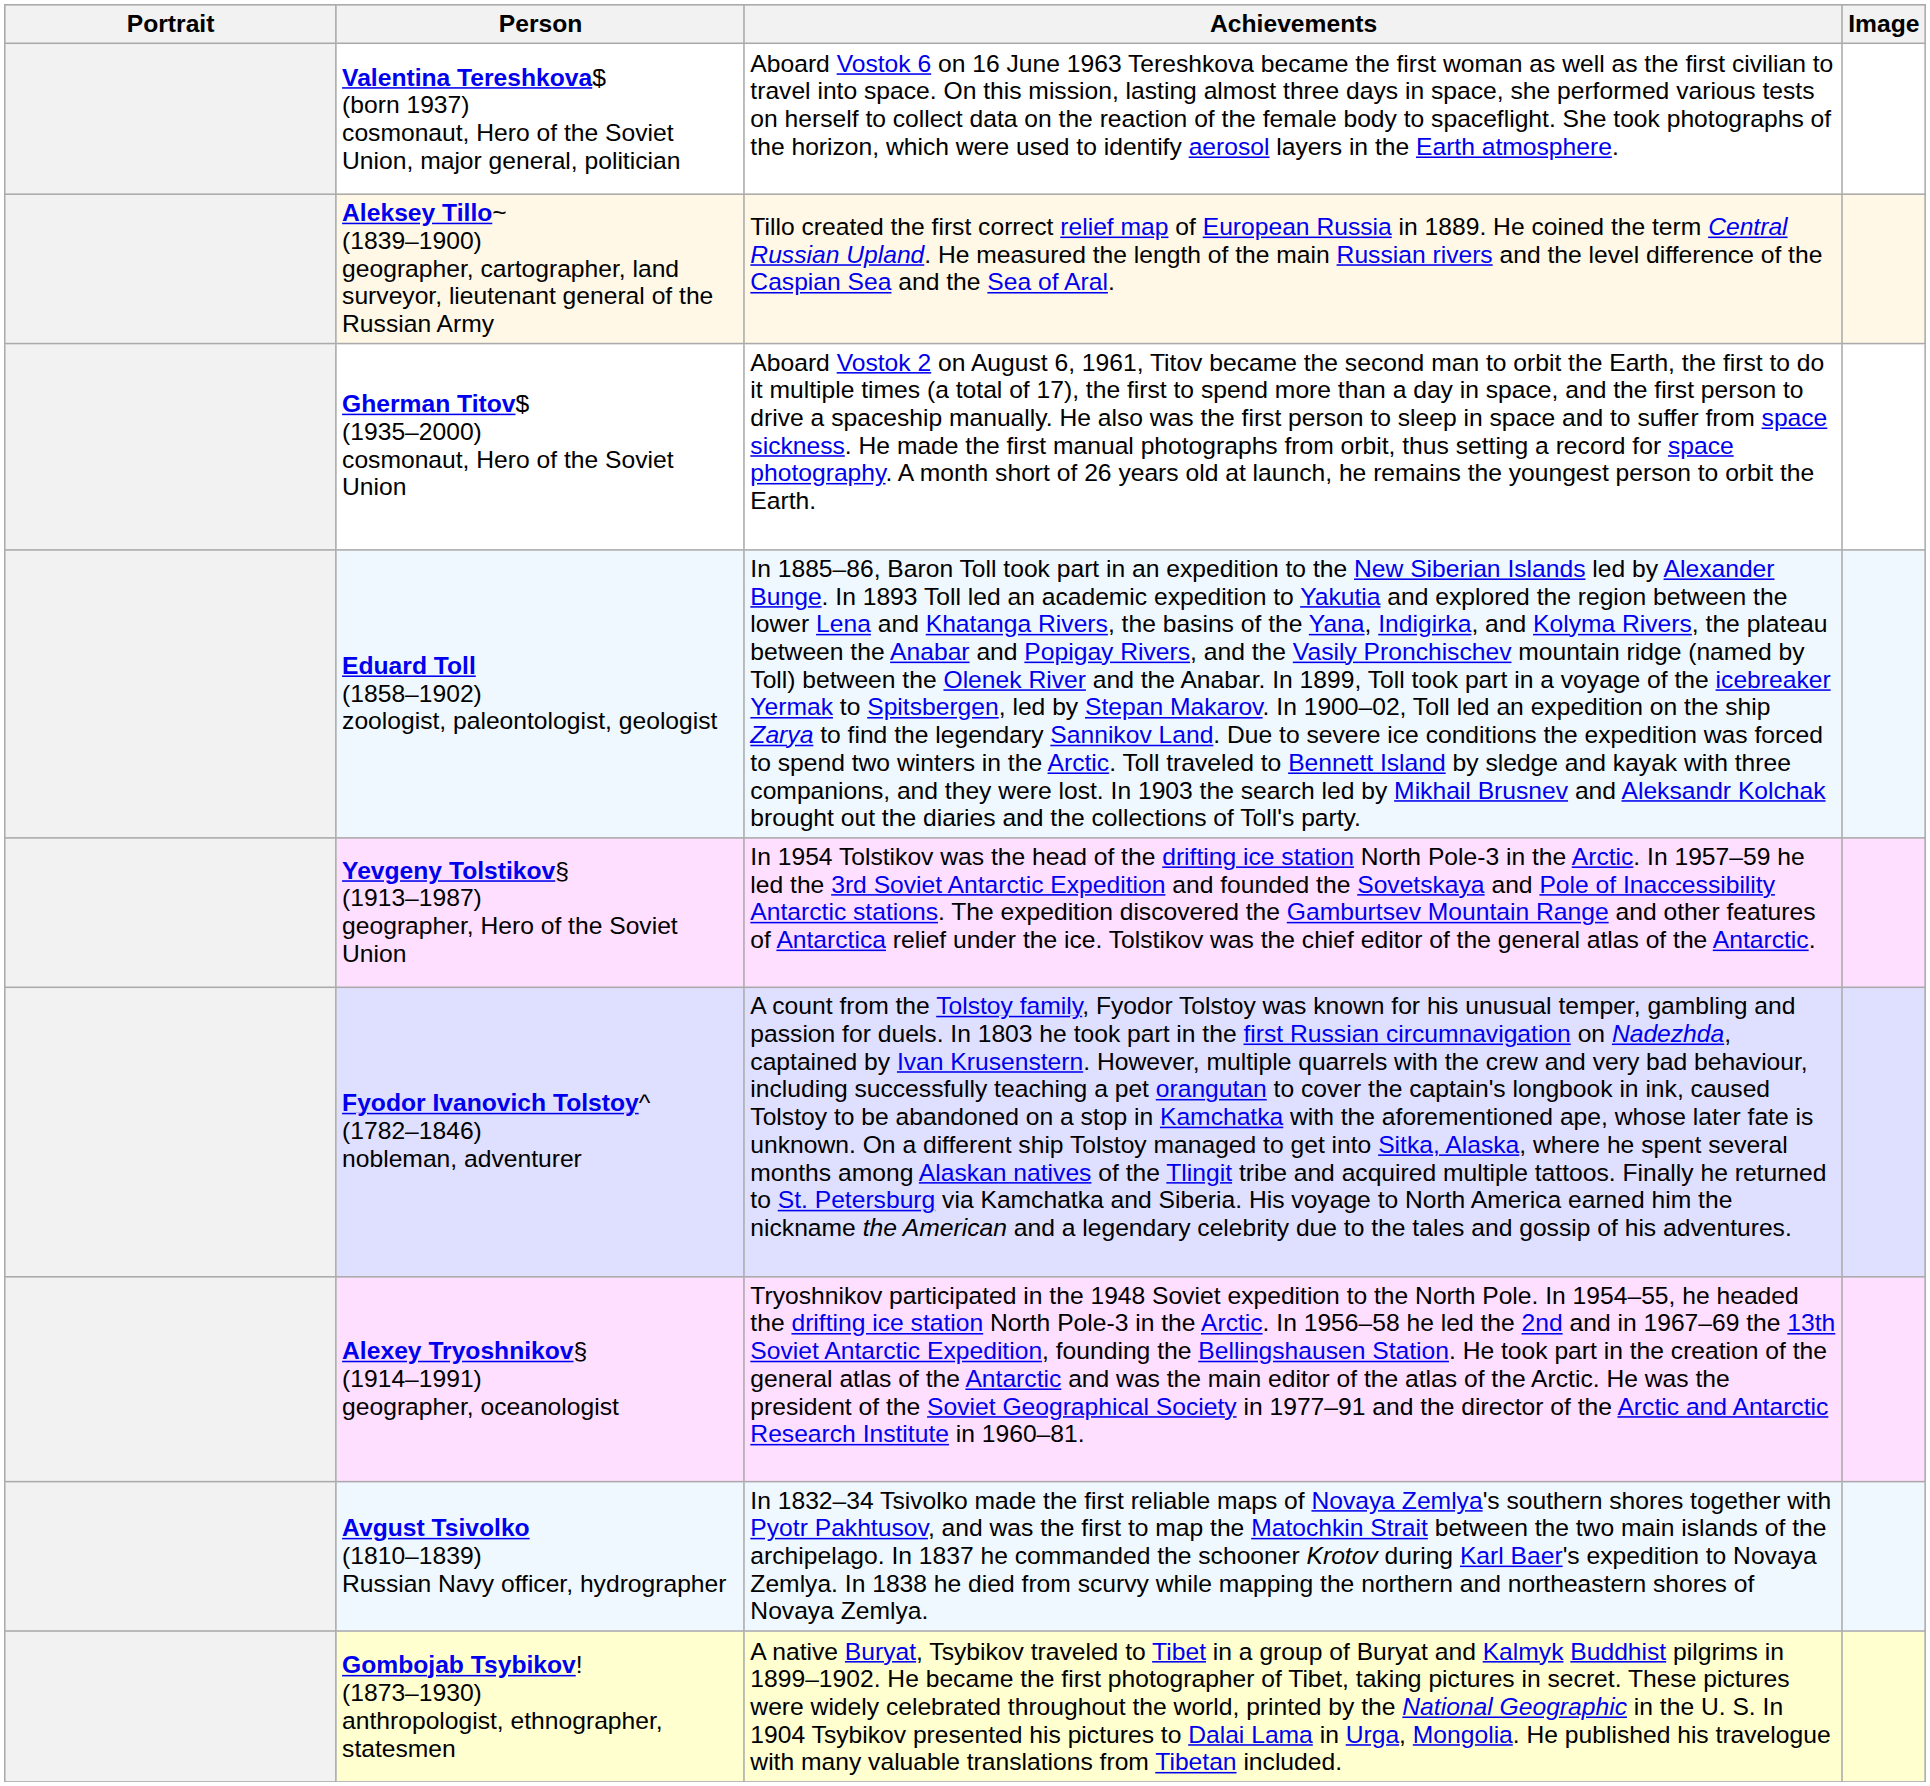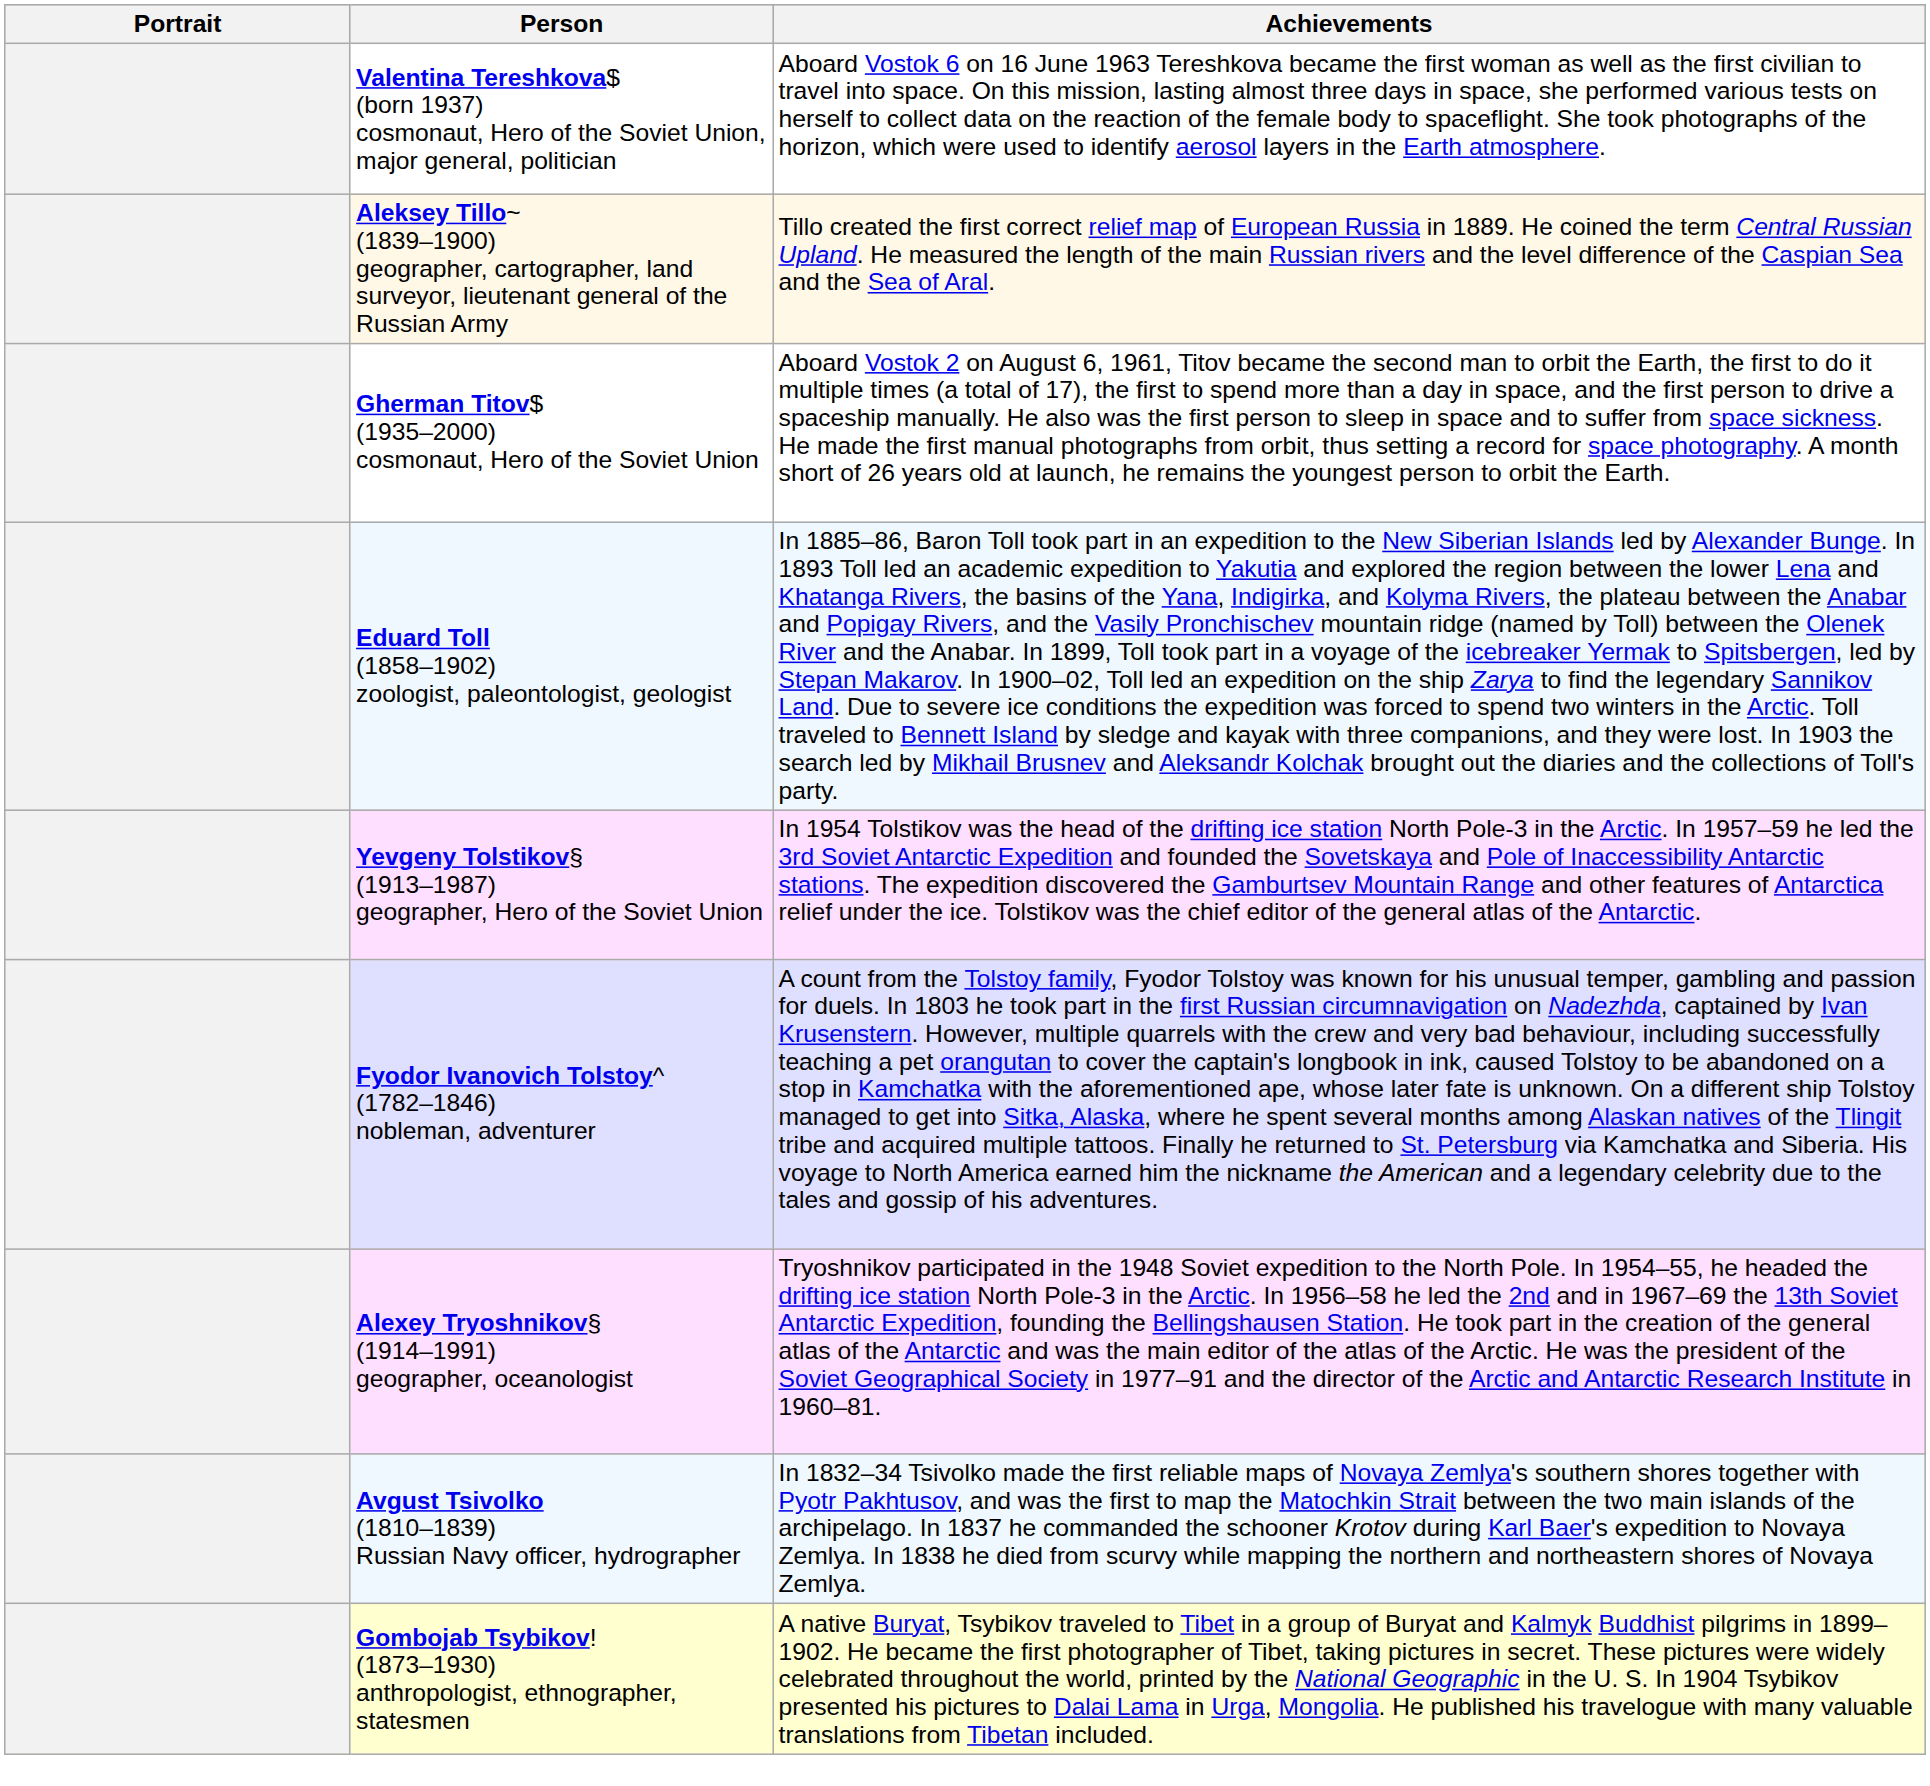- column: (1884, 24)
